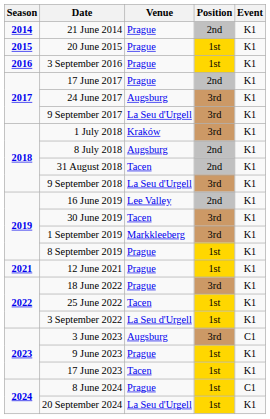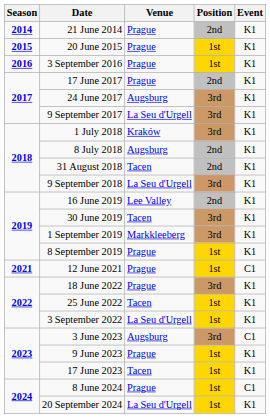(250, 268) K1 -> (250, 268) C1
